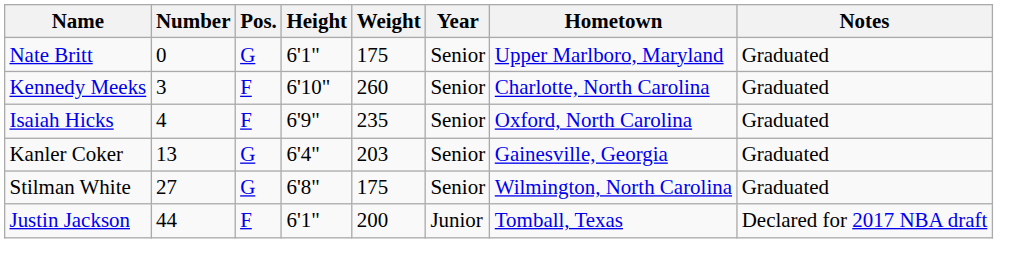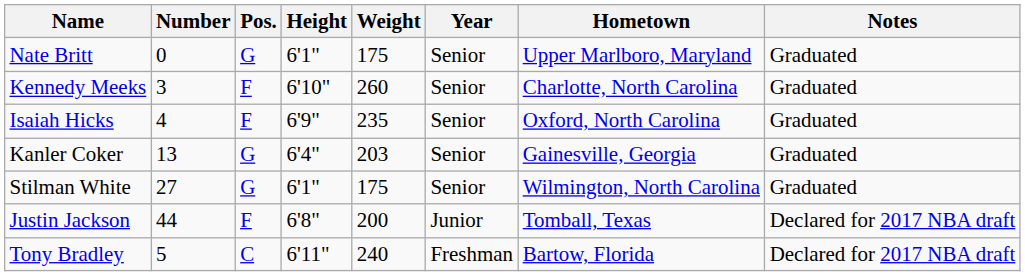(303, 187) 6'8" -> (303, 187) 6'1"
(303, 220) 6'1" -> (303, 220) 6'8"
+ row: (67, 253)
